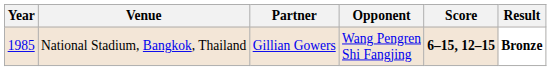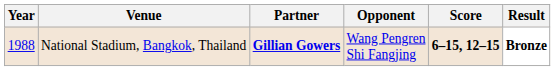(21, 46) 1985 -> (21, 46) 1988
(294, 46) normal -> (296, 46) bold
